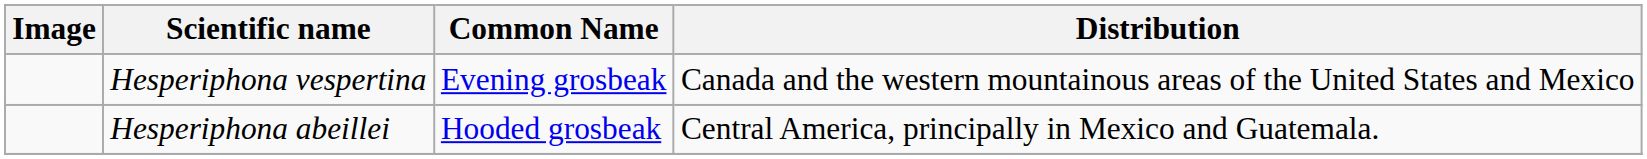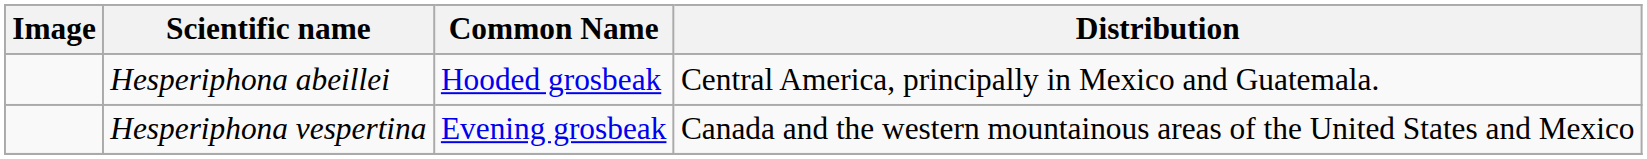rows swapped: (268, 79) <-> (250, 128)
